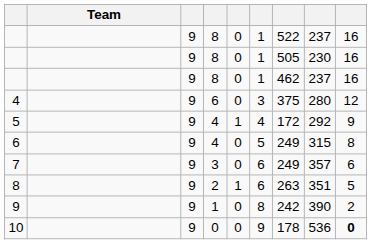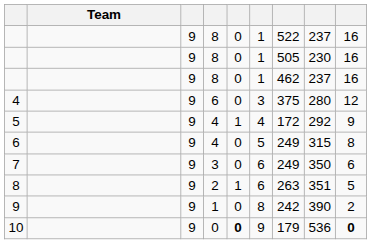(320, 164) 357 -> (320, 164) 350
(238, 228) normal -> (238, 228) bold
(288, 228) 178 -> (288, 228) 179
